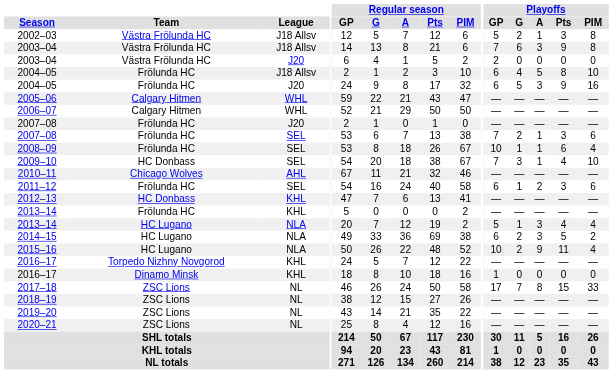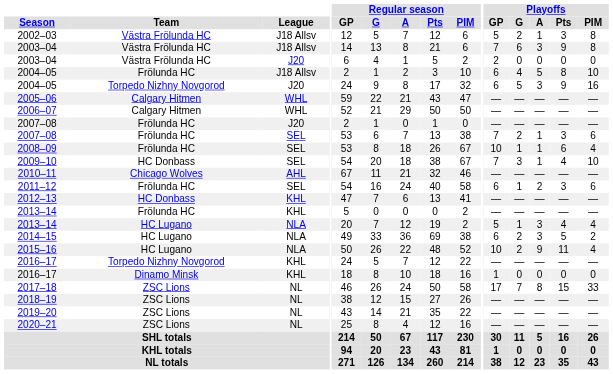(166, 86) Frölunda HC -> (166, 86) Torpedo Nizhny Novgorod
